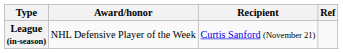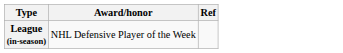- column: (258, 12)
